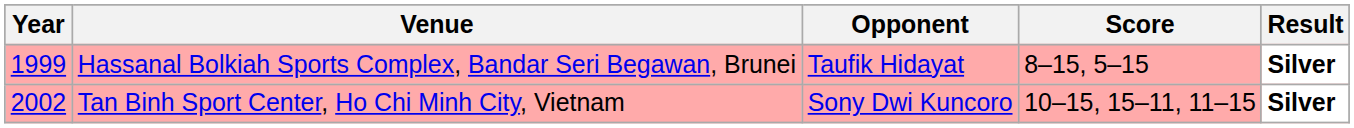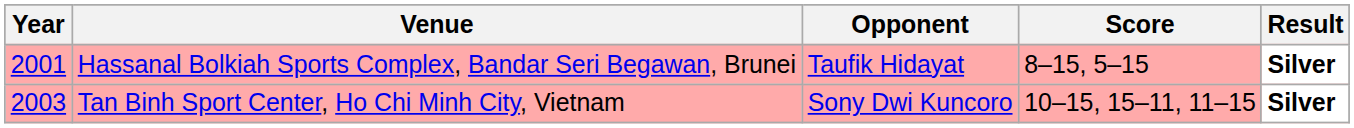(38, 64) 1999 -> (38, 64) 2001
(38, 104) 2002 -> (38, 104) 2003
